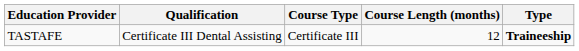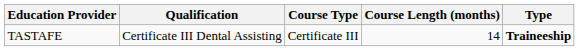(493, 35) 12 -> (493, 35) 14
